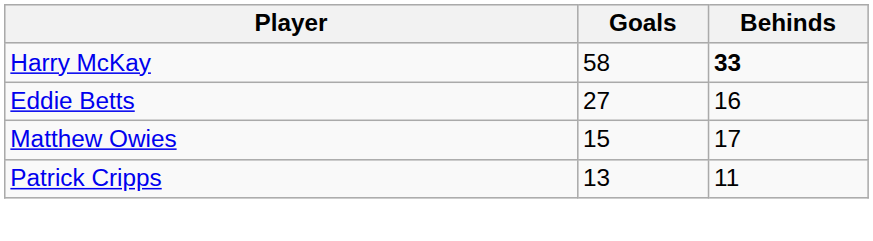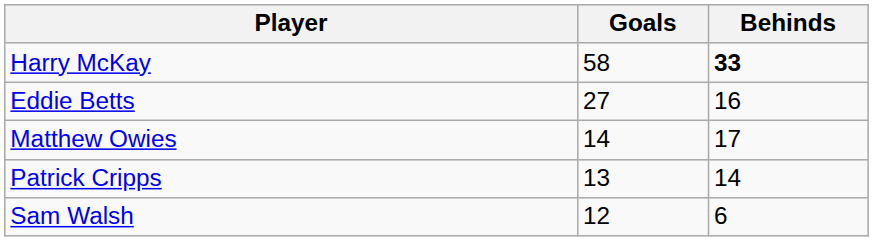(596, 139) 15 -> (596, 139) 14
(727, 178) 11 -> (728, 178) 14
+ row: (72, 216)
